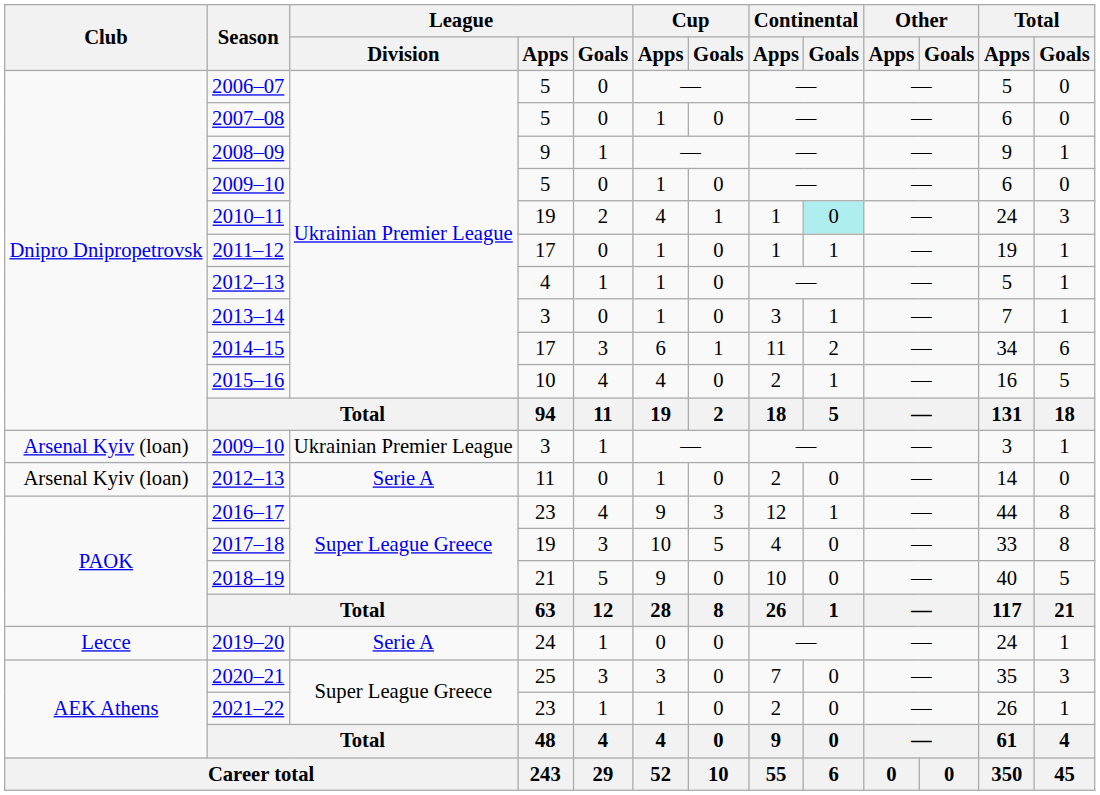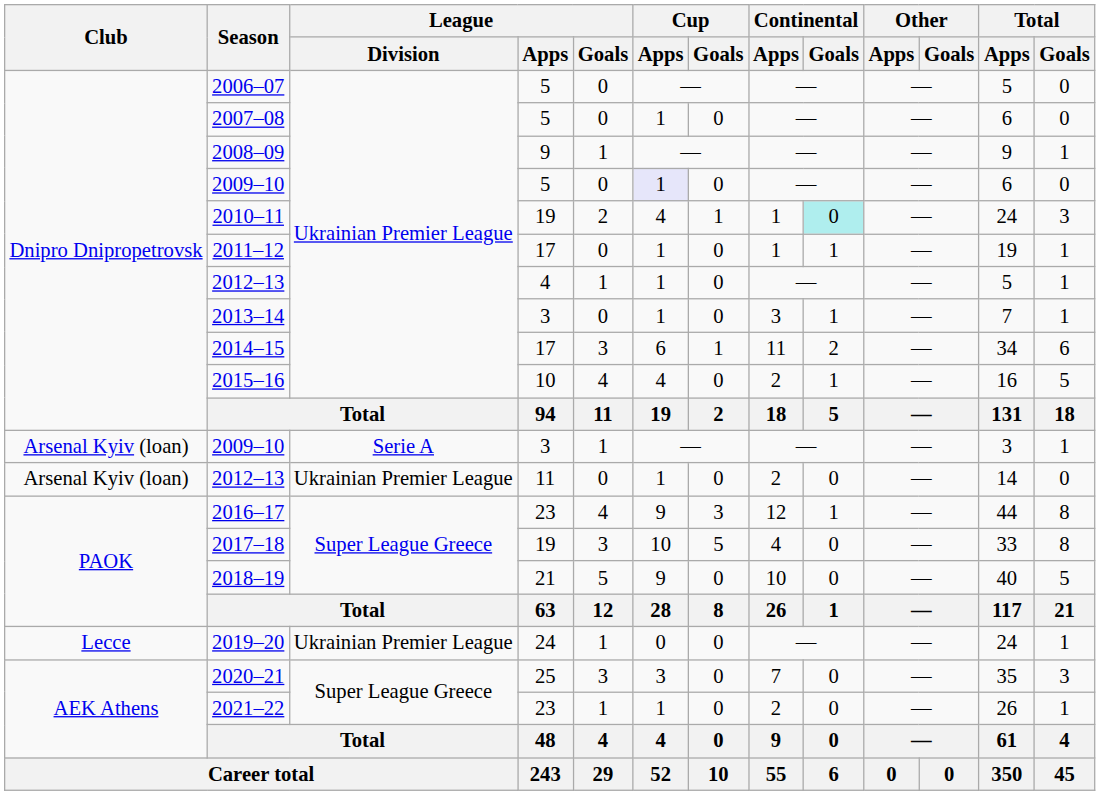(661, 184) no background -> (661, 184) lavender background
(403, 446) Ukrainian Premier League -> (403, 446) Serie A
(403, 479) Serie A -> (403, 479) Ukrainian Premier League
(403, 642) Serie A -> (403, 642) Ukrainian Premier League
